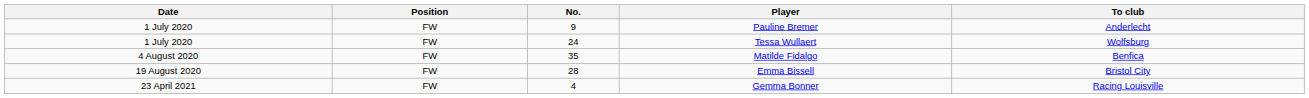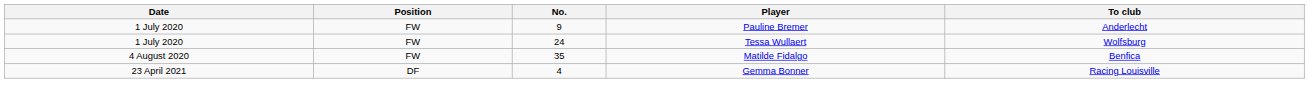- row: (786, 71)
(430, 85) FW -> (413, 71) DF
